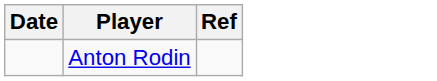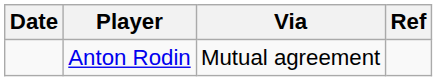+ column: (291, 22)
